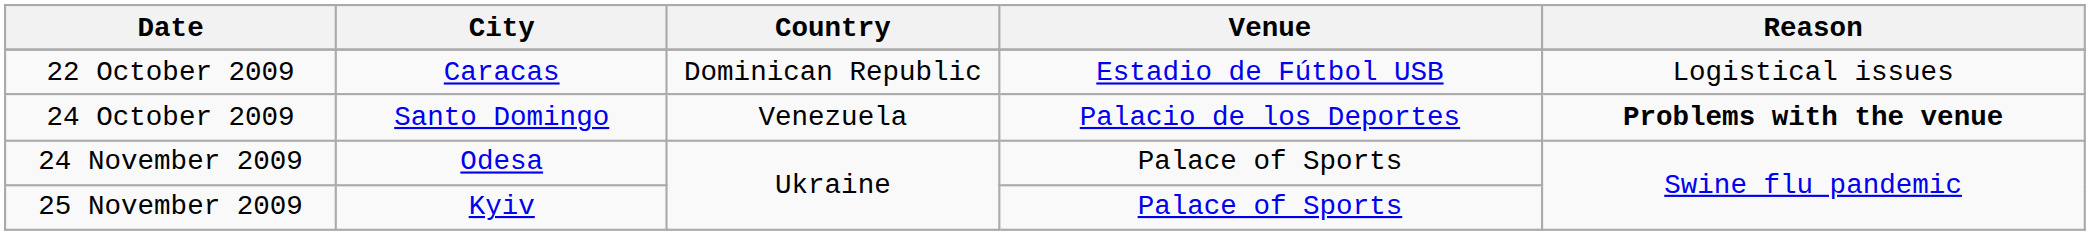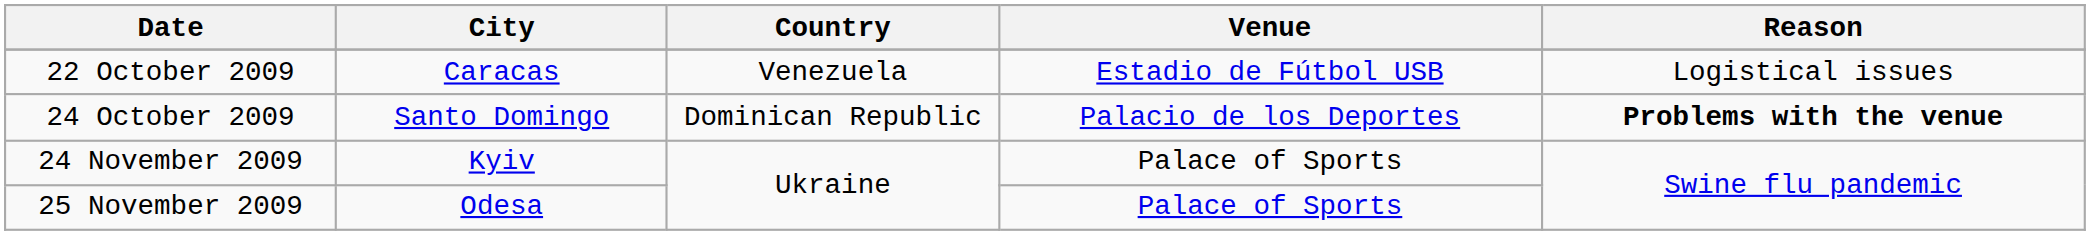(833, 72) Dominican Republic -> (833, 72) Venezuela
(833, 117) Venezuela -> (833, 117) Dominican Republic
(502, 162) Odesa -> (502, 162) Kyiv
(502, 207) Kyiv -> (502, 207) Odesa
